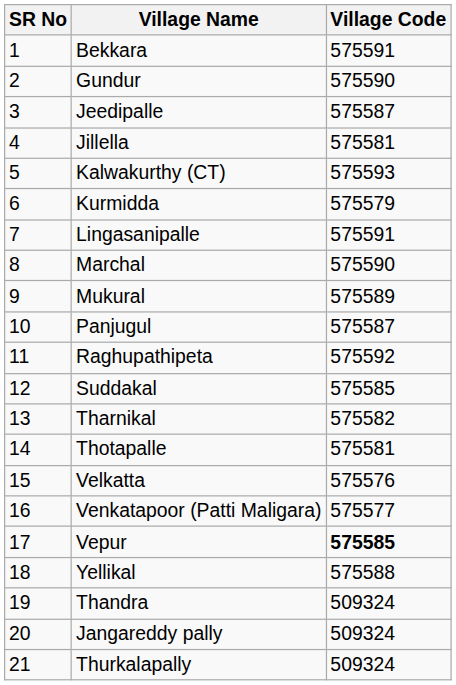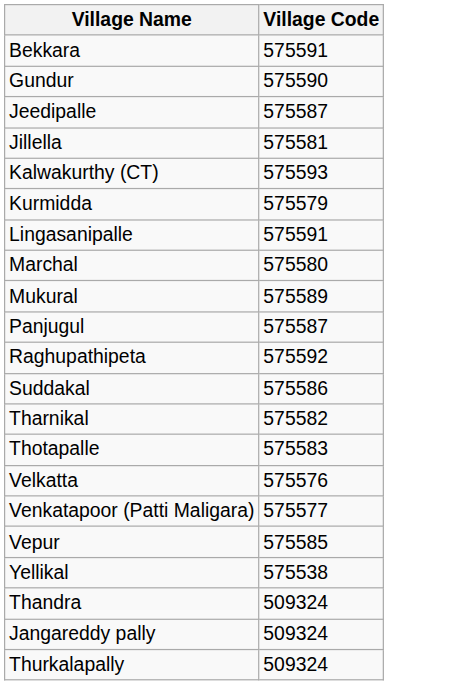- column: (38, 19)
(363, 265) 575590 -> (296, 265) 575580
(363, 388) 575585 -> (296, 388) 575586
(363, 449) 575581 -> (296, 449) 575583
(363, 541) bold -> (296, 541) normal
(363, 572) 575588 -> (296, 572) 575538
